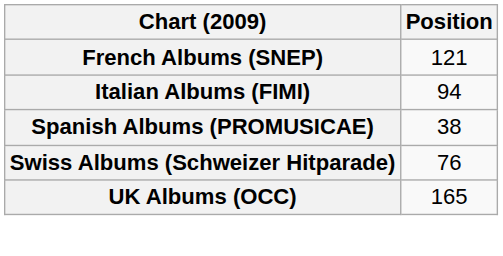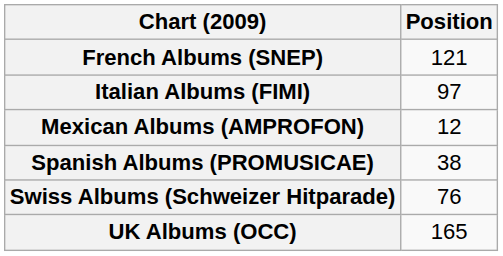(449, 92) 94 -> (449, 92) 97
+ row: (203, 127)
